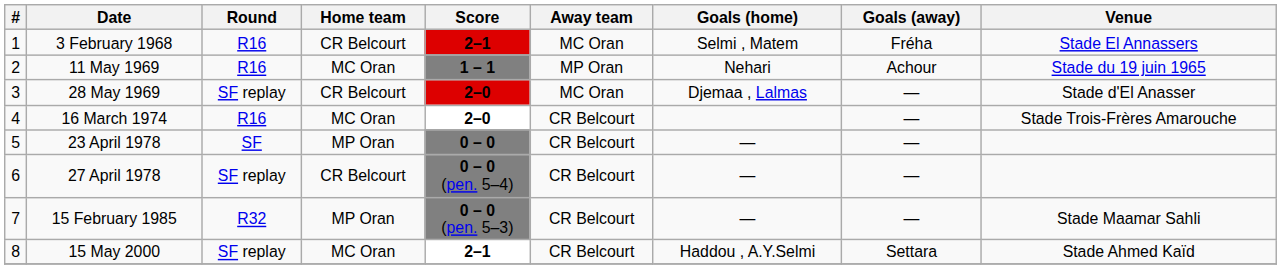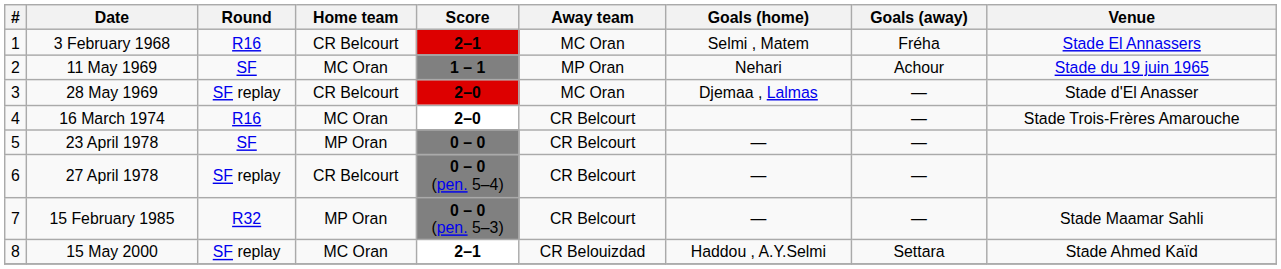(252, 67) R16 -> (247, 67) SF
(592, 252) CR Belcourt -> (593, 252) CR Belouizdad
